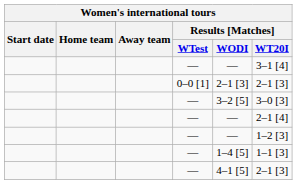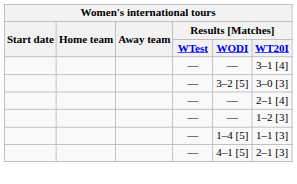- row: (30, 83)
